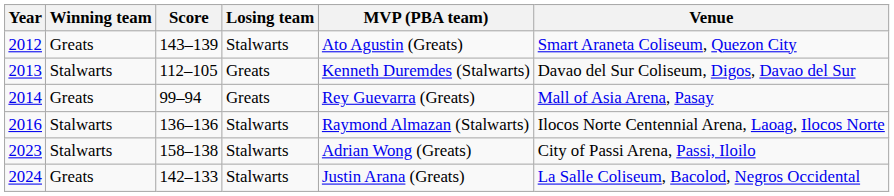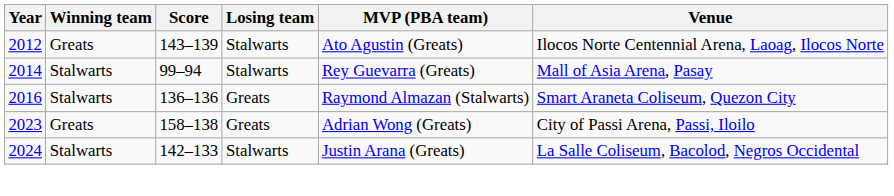(667, 44) Smart Araneta Coliseum, Quezon City -> (710, 44) Ilocos Norte Centennial Arena, Laoag, Ilocos Norte
- row: (25, 71)
(72, 97) Greats -> (81, 71) Stalwarts
(248, 97) Greats -> (257, 71) Stalwarts
(257, 124) Stalwarts -> (248, 97) Greats
(711, 124) Ilocos Norte Centennial Arena, Laoag, Ilocos Norte -> (666, 97) Smart Araneta Coliseum, Quezon City
(81, 151) Stalwarts -> (72, 124) Greats
(257, 151) Stalwarts -> (248, 124) Greats
(72, 177) Greats -> (81, 151) Stalwarts
